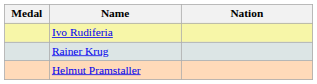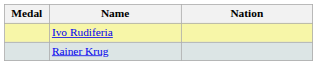- row: (96, 70)
